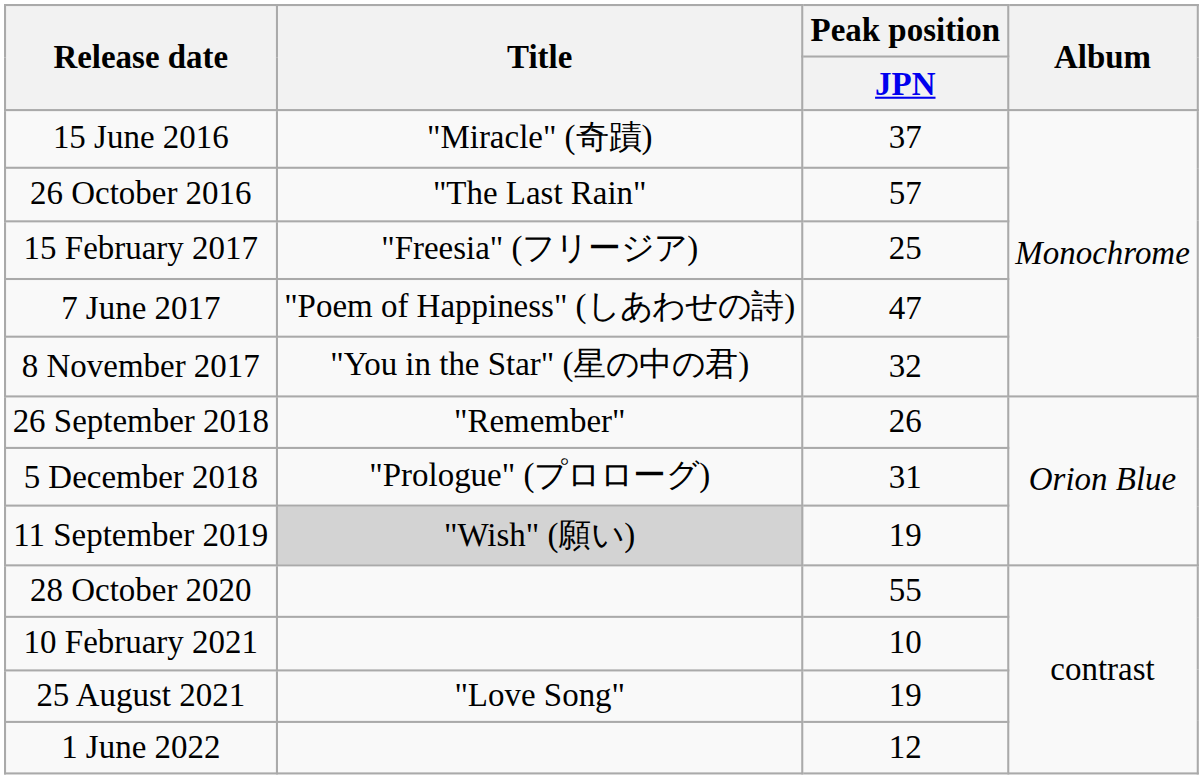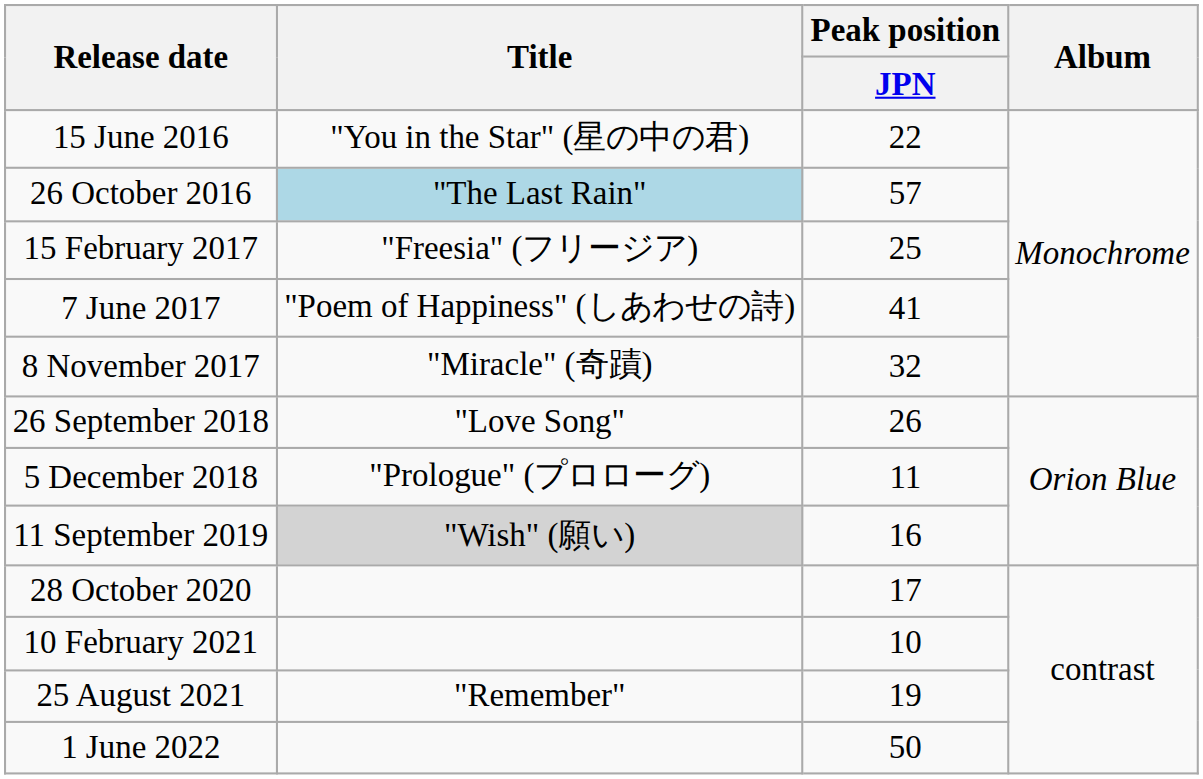(540, 137) "Miracle" (奇蹟) -> (540, 137) "You in the Star" (星の中の君)
(905, 138) 37 -> (905, 138) 22
(540, 193) no background -> (540, 193) lightblue background
(905, 307) 47 -> (905, 307) 41
(540, 364) "You in the Star" (星の中の君) -> (540, 364) "Miracle" (奇蹟)
(540, 421) "Remember" -> (540, 421) "Love Song"
(905, 476) 31 -> (905, 476) 11
(905, 535) 19 -> (905, 535) 16
(905, 590) 55 -> (905, 590) 17
(540, 694) "Love Song" -> (540, 694) "Remember"
(905, 747) 12 -> (905, 747) 50
